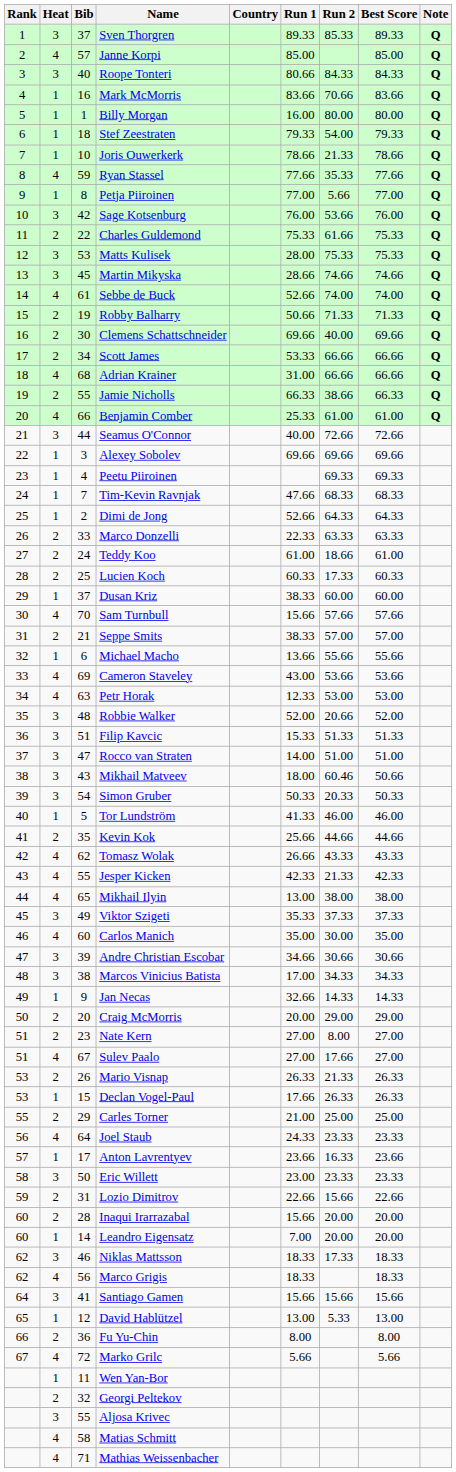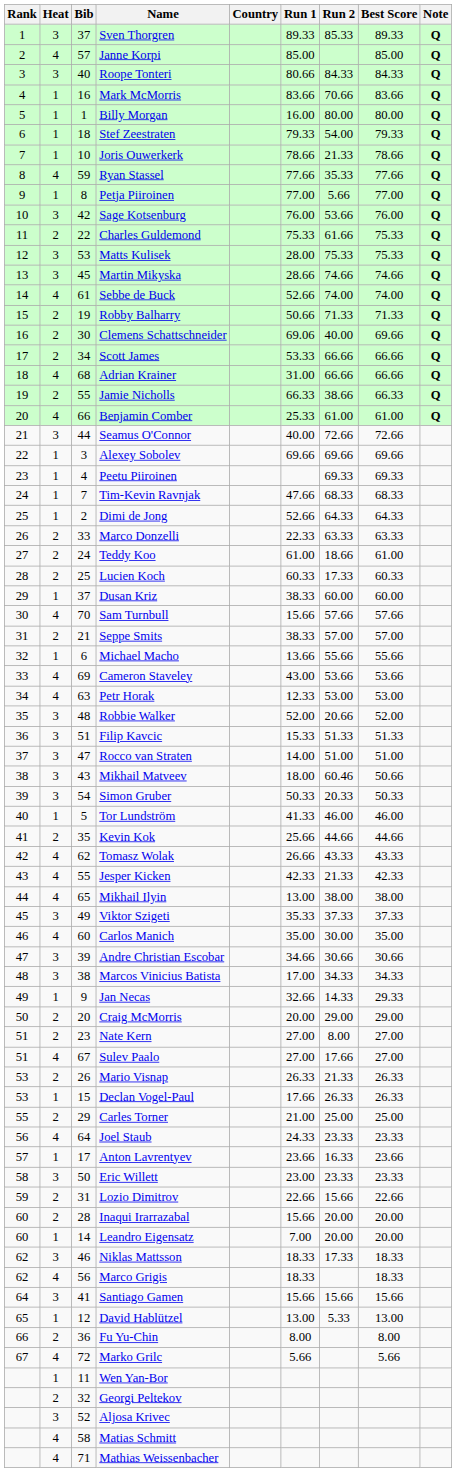(300, 335) 69.66 -> (300, 335) 69.06
(389, 996) 14.33 -> (389, 996) 29.33
(84, 1417) 55 -> (84, 1417) 52
